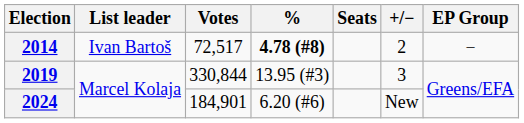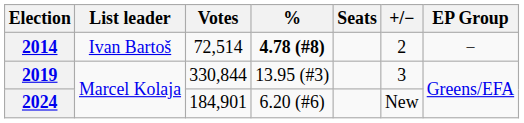(218, 46) 72,517 -> (218, 46) 72,514
